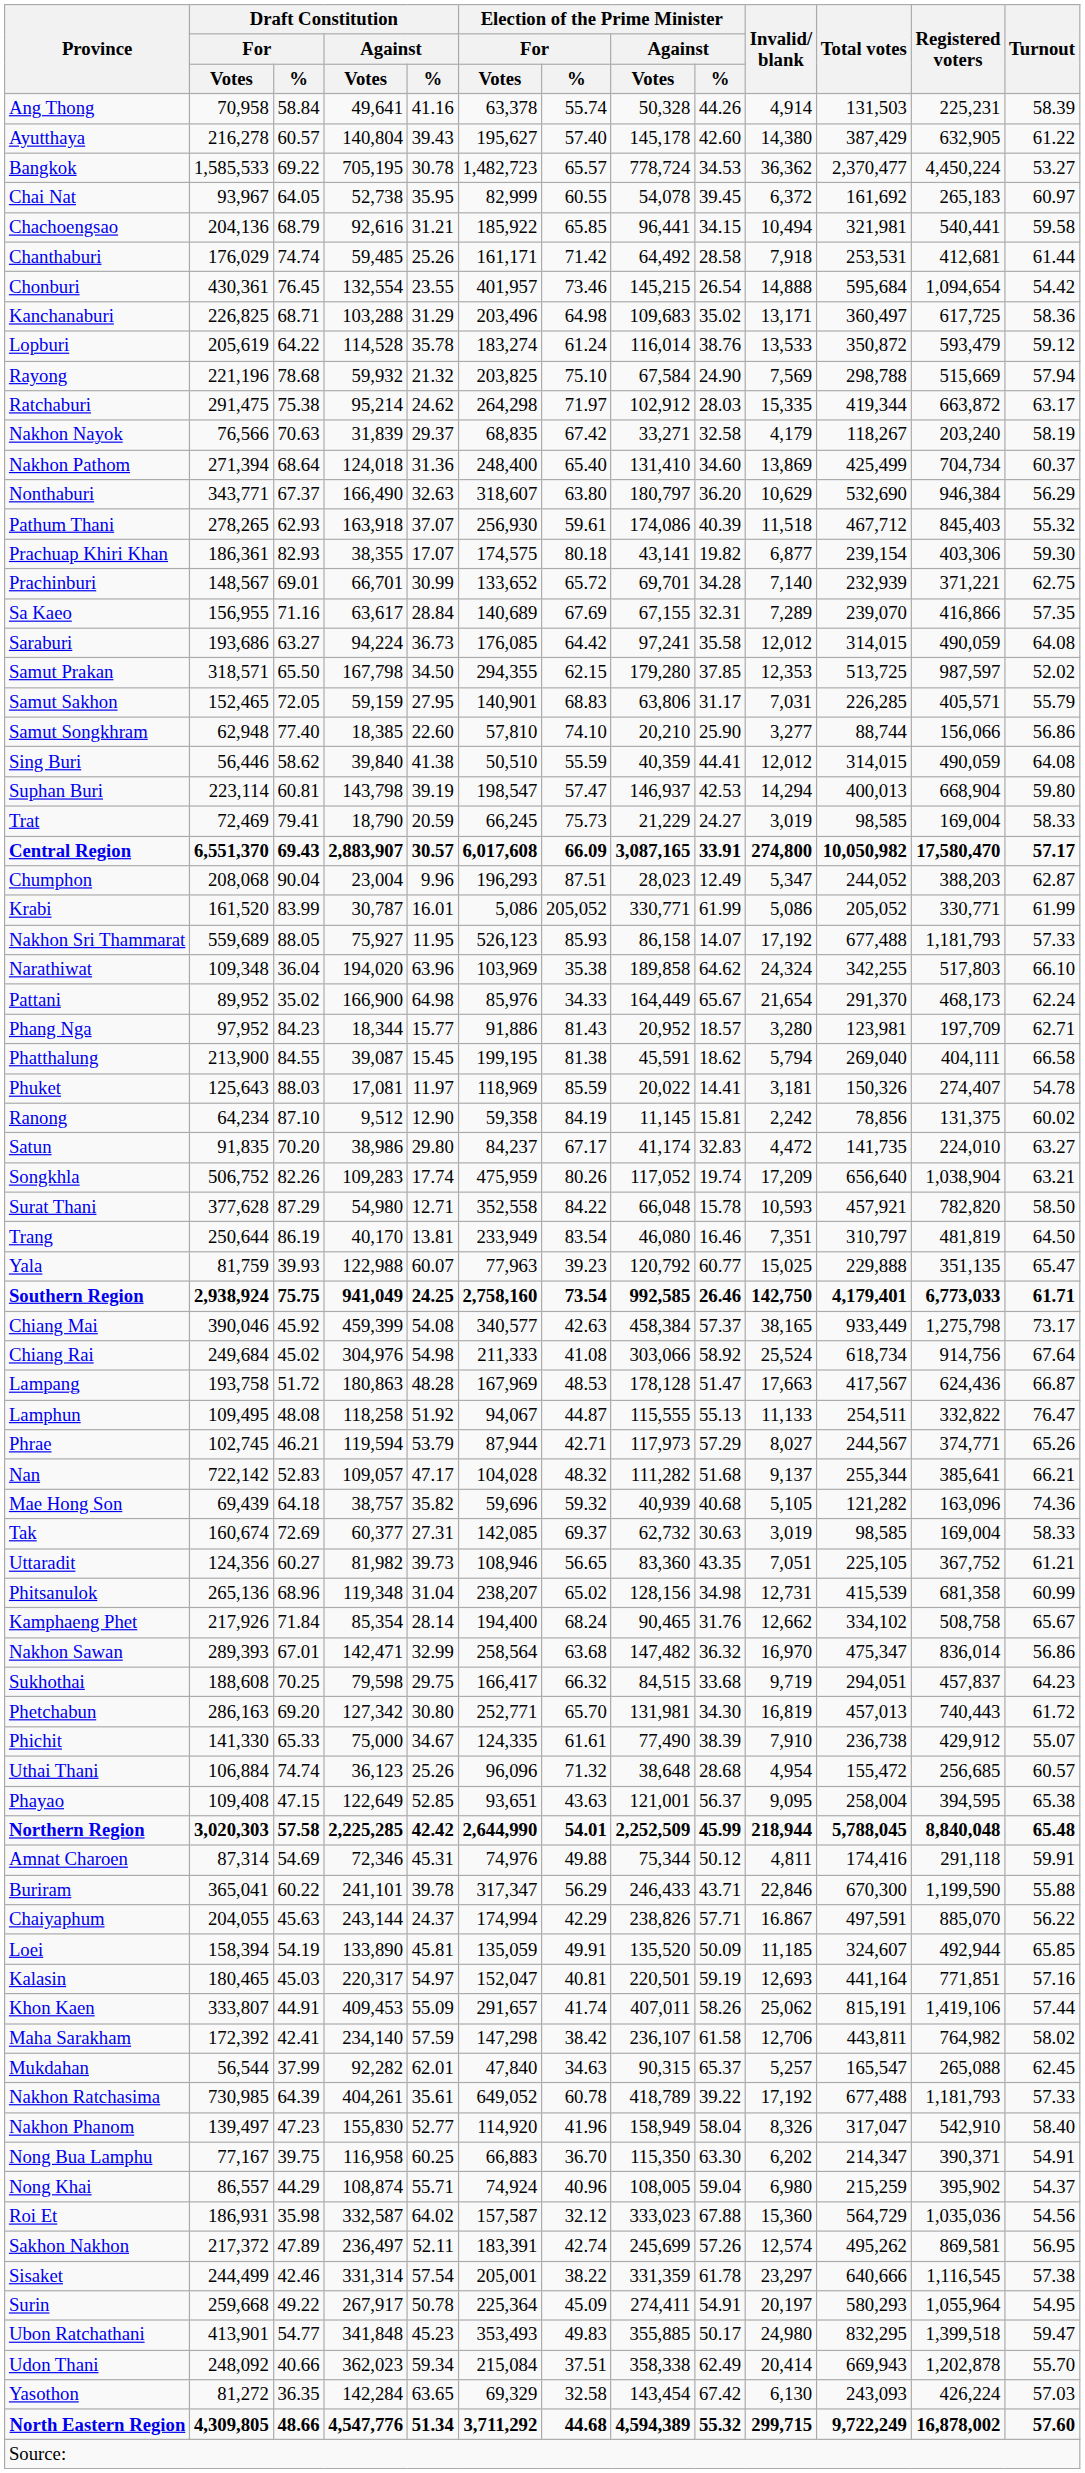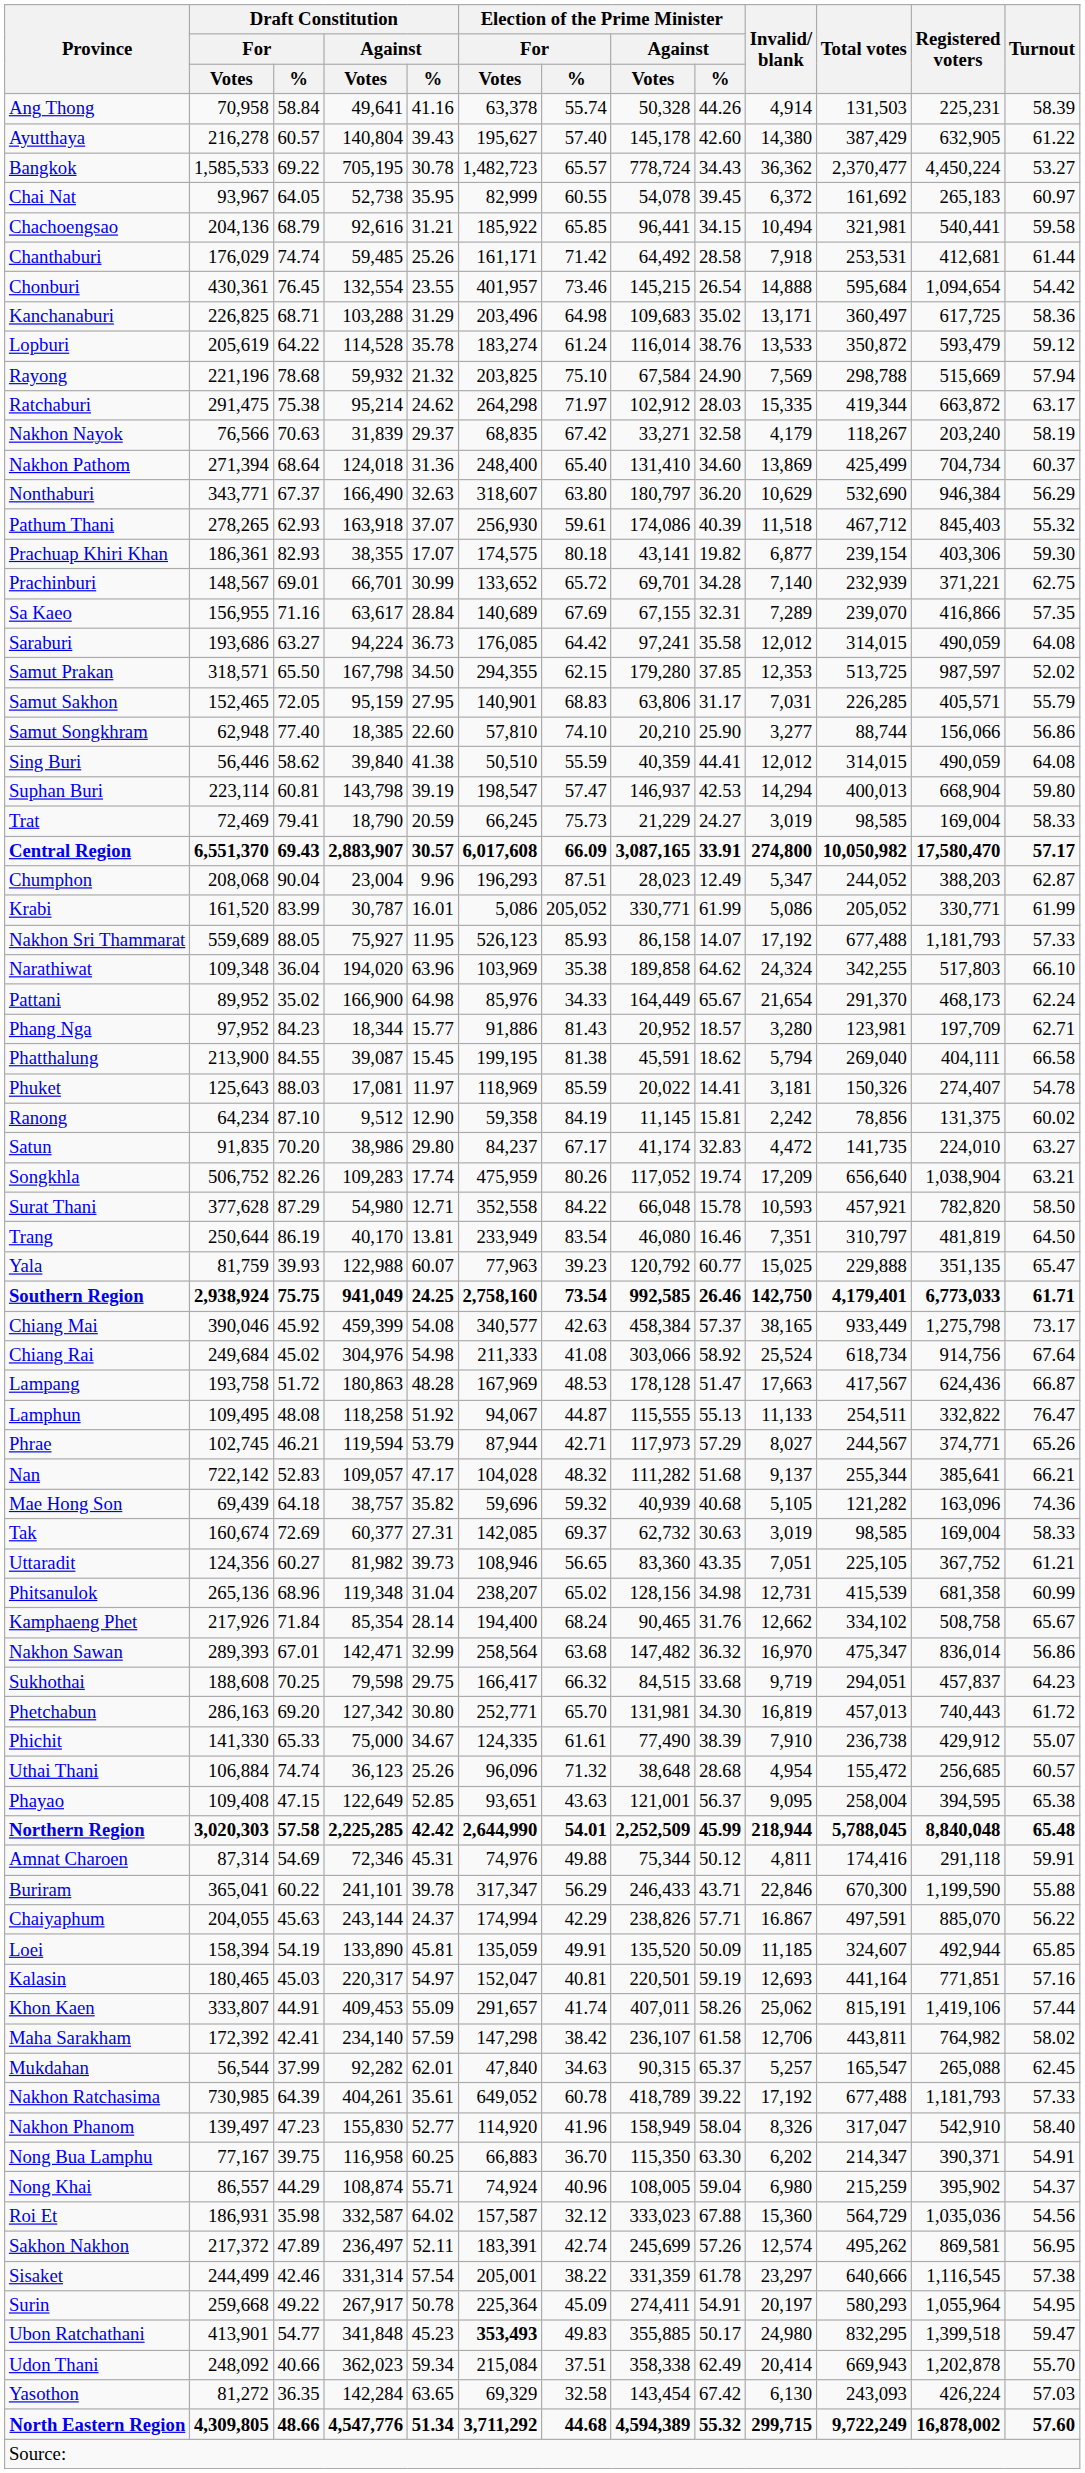(720, 167) 34.53 -> (720, 167) 34.43
(377, 702) 59,159 -> (377, 702) 95,159
(507, 2335) normal -> (507, 2335) bold
